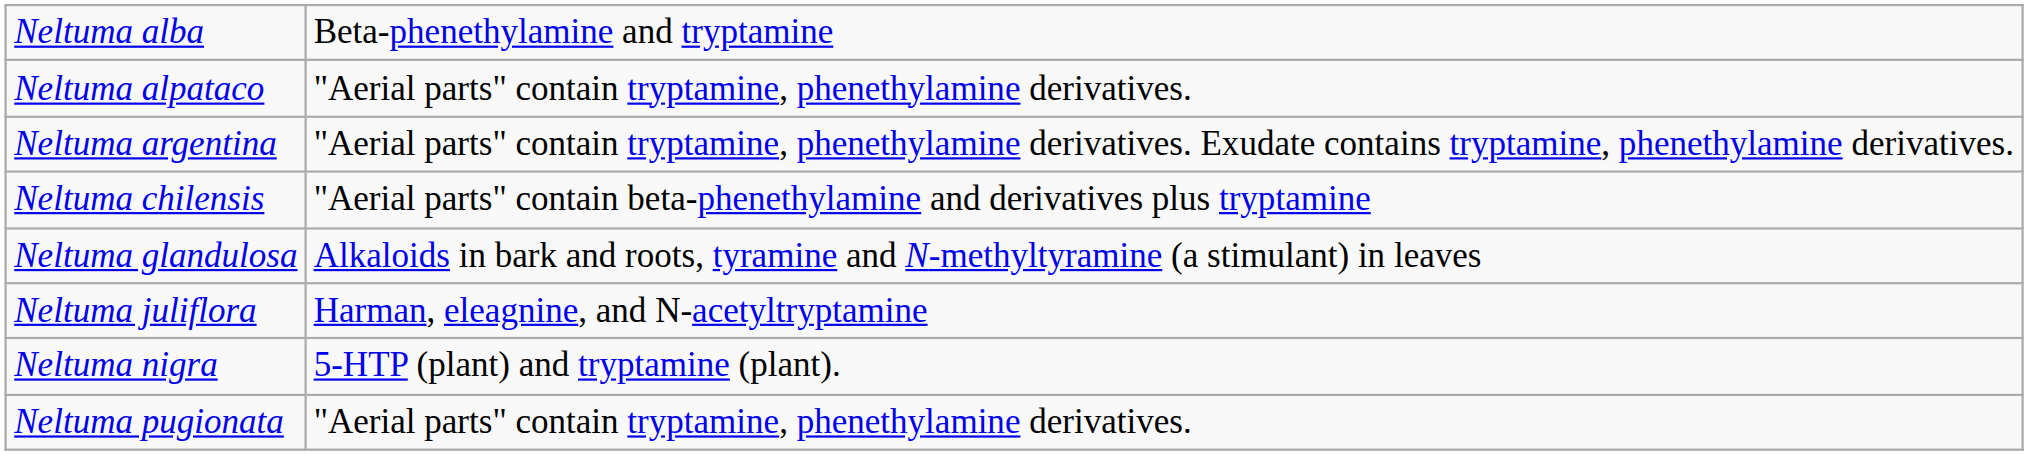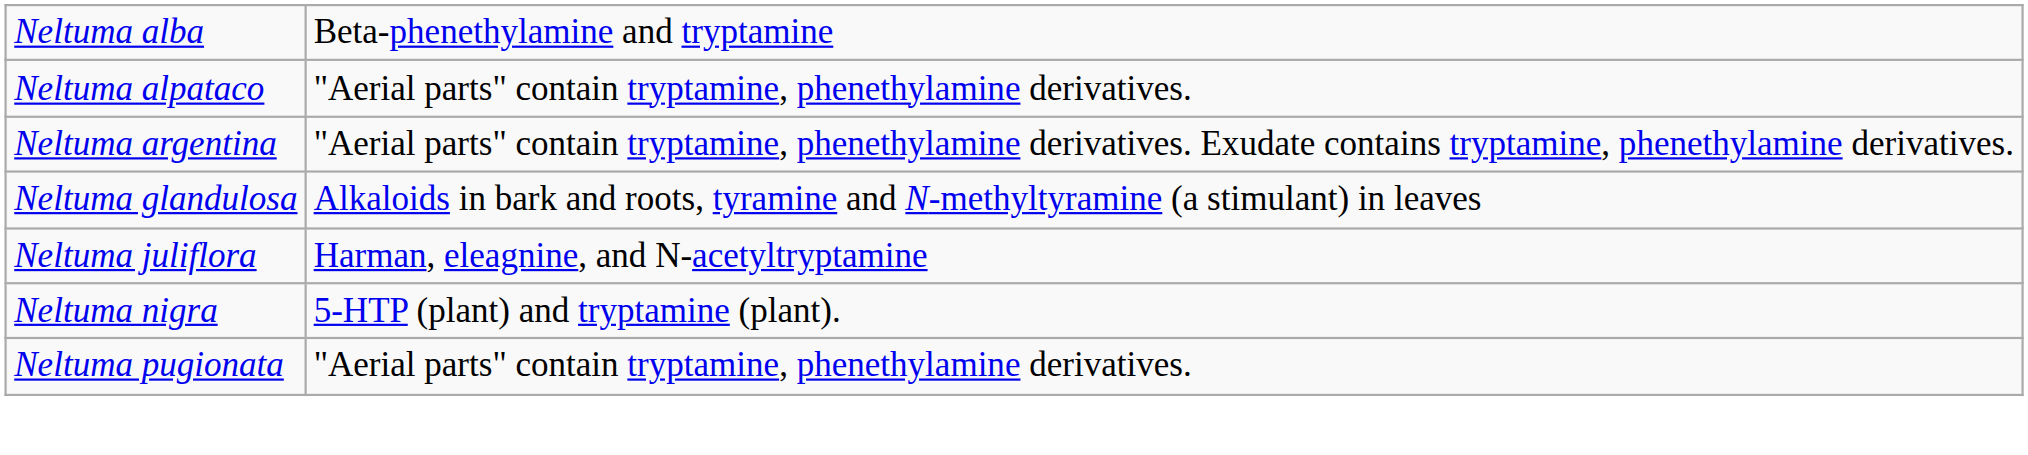- row: (139, 198)
